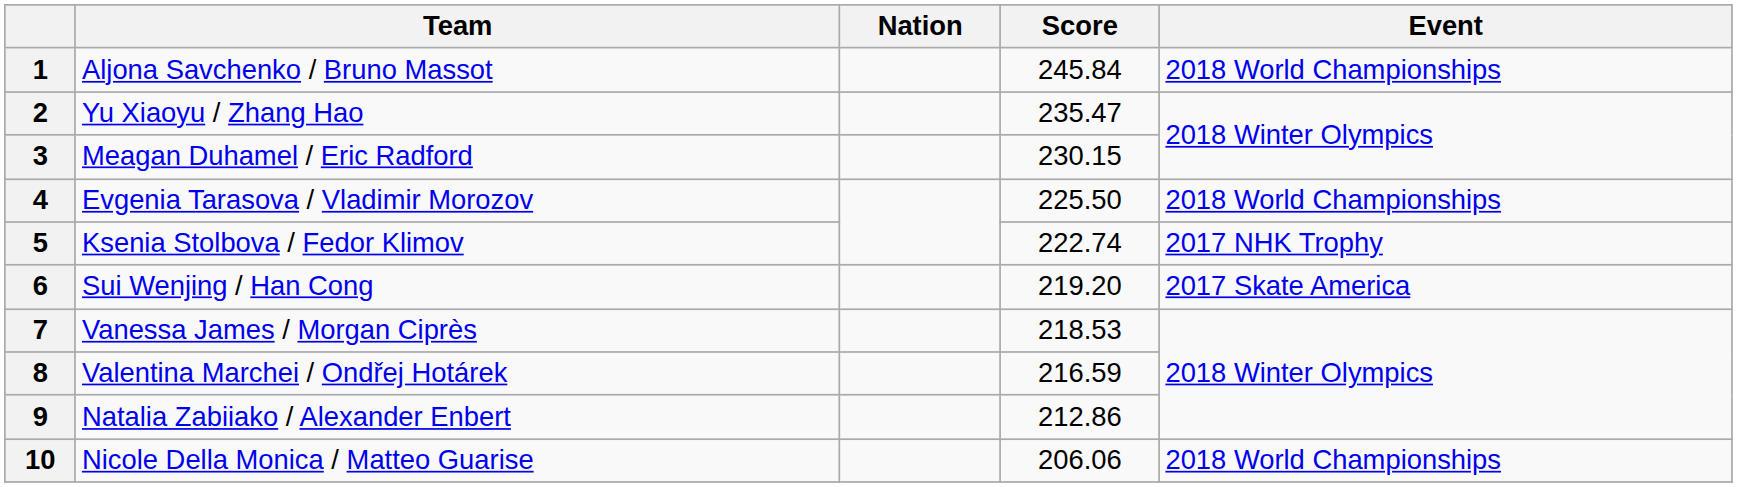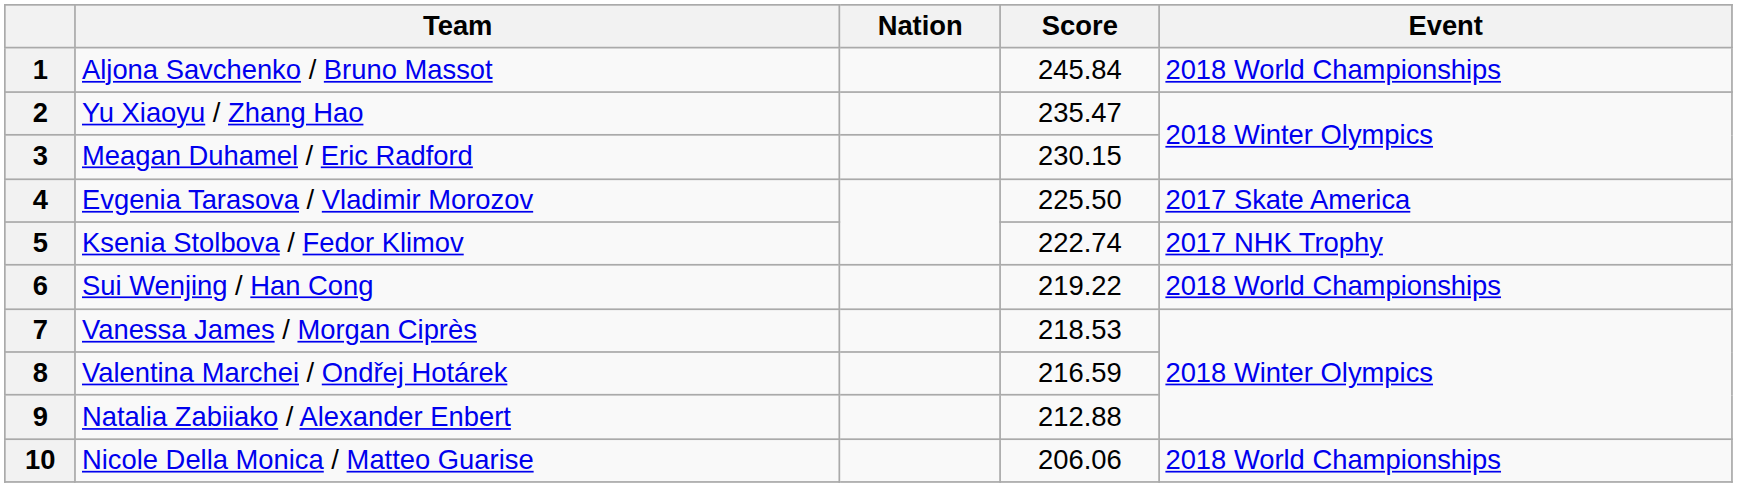(1333, 199) 2018 World Championships -> (1288, 199) 2017 Skate America
(1080, 286) 219.20 -> (1080, 286) 219.22
(1288, 286) 2017 Skate America -> (1333, 286) 2018 World Championships
(1080, 416) 212.86 -> (1080, 416) 212.88
